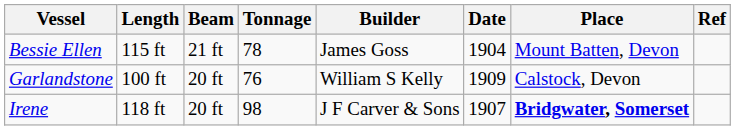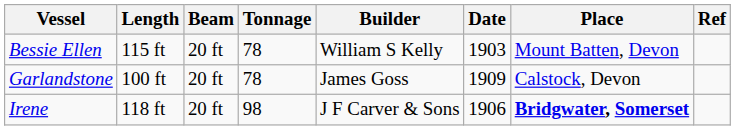(205, 49) 21 ft -> (205, 49) 20 ft
(364, 49) James Goss -> (382, 49) William S Kelly
(487, 49) 1904 -> (487, 49) 1903
(252, 79) 76 -> (252, 79) 78
(382, 79) William S Kelly -> (364, 79) James Goss
(487, 109) 1907 -> (487, 109) 1906
